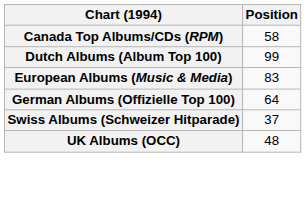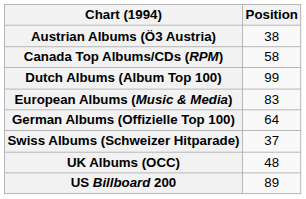+ row: (123, 36)
+ row: (123, 183)
